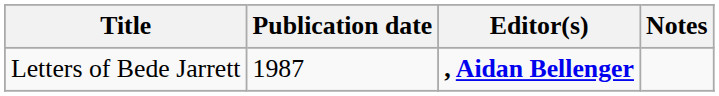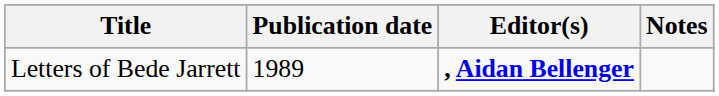(278, 68) 1987 -> (278, 68) 1989
